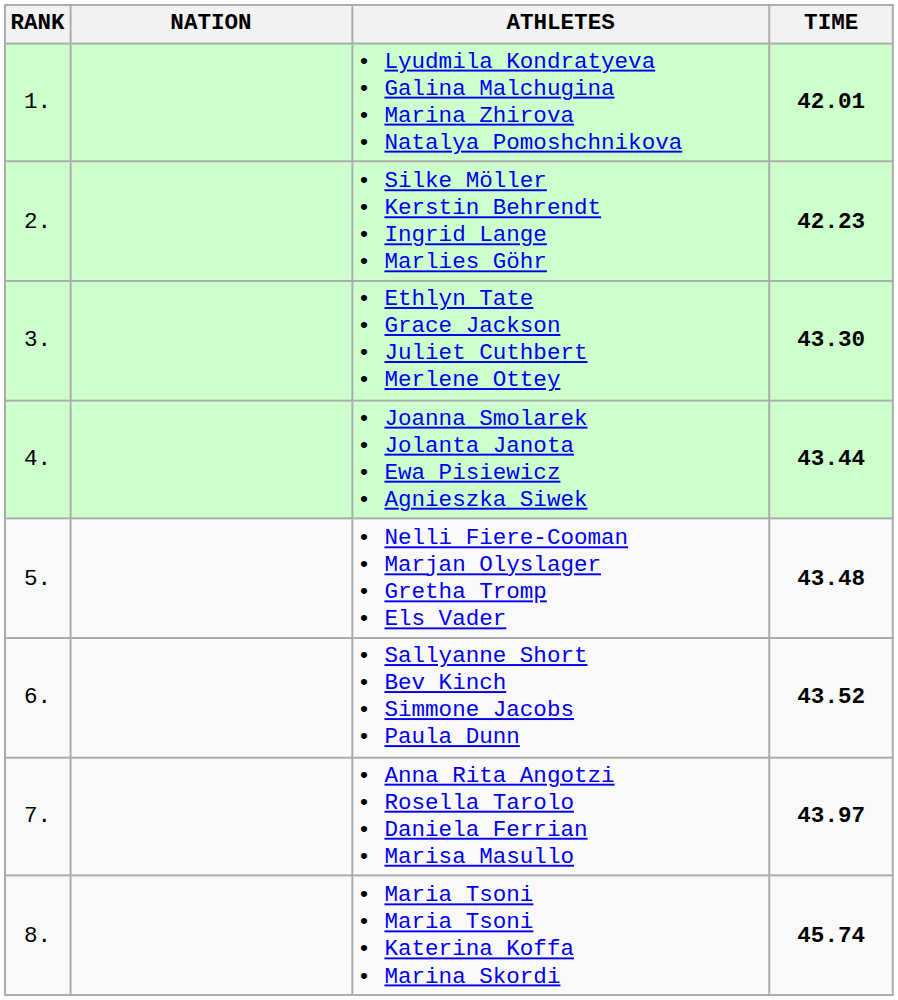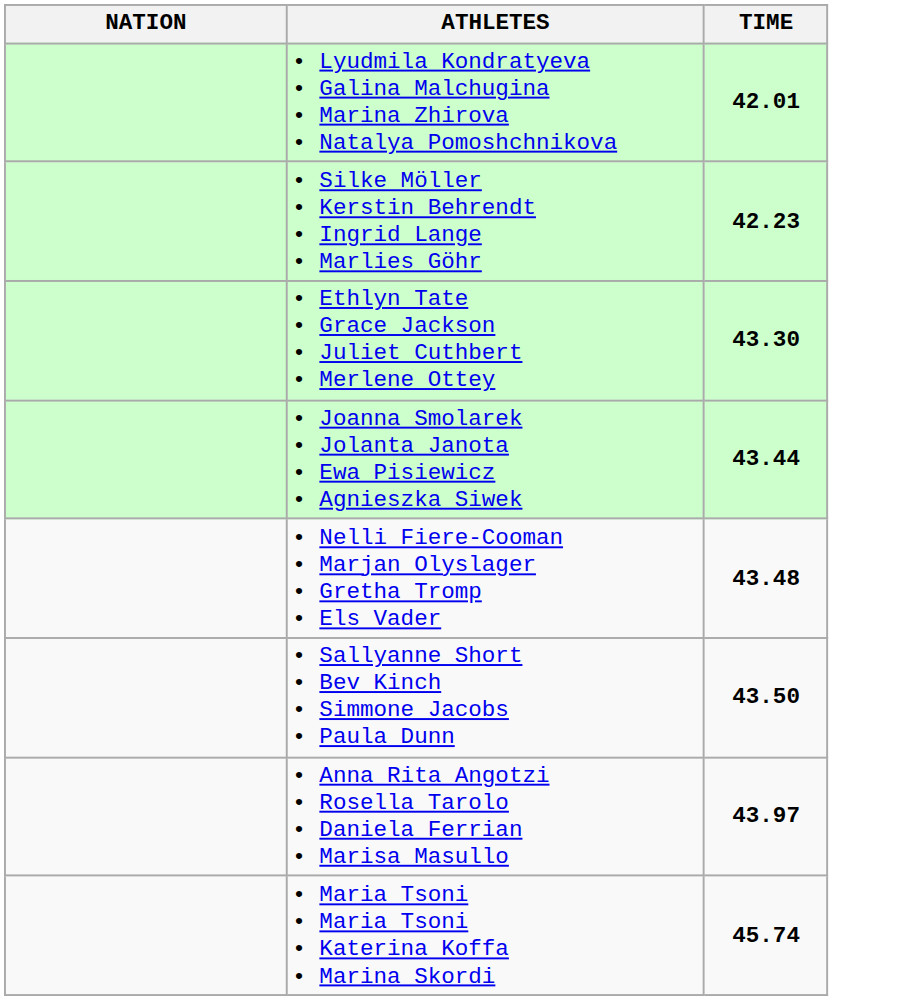- column: (38, 24)
(831, 697) 43.52 -> (766, 697) 43.50
